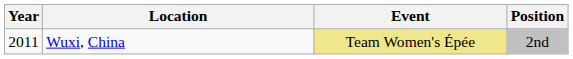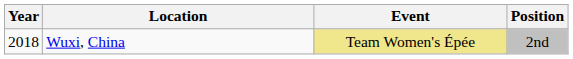(24, 41) 2011 -> (24, 41) 2018
